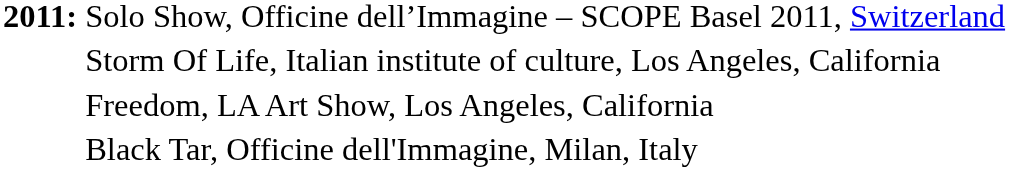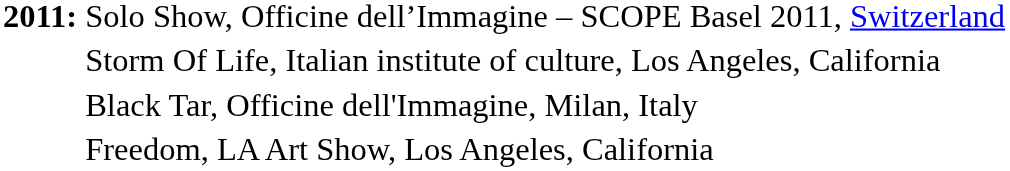rows swapped: (399, 105) <-> (392, 149)
